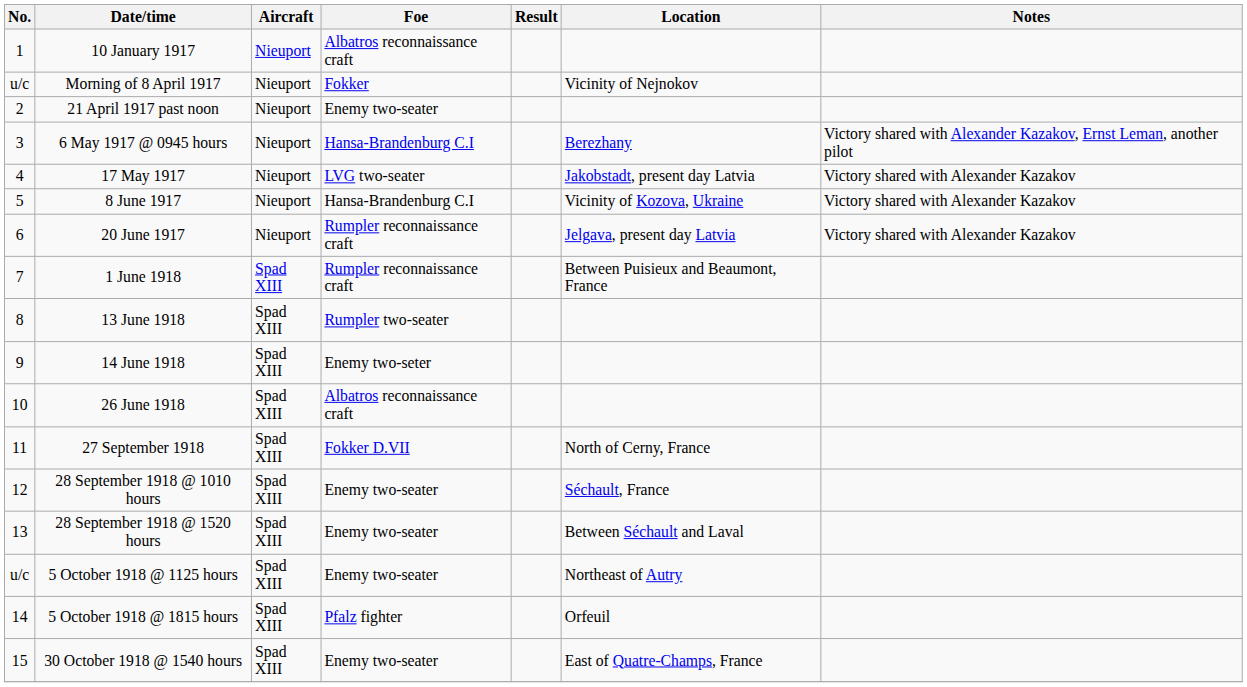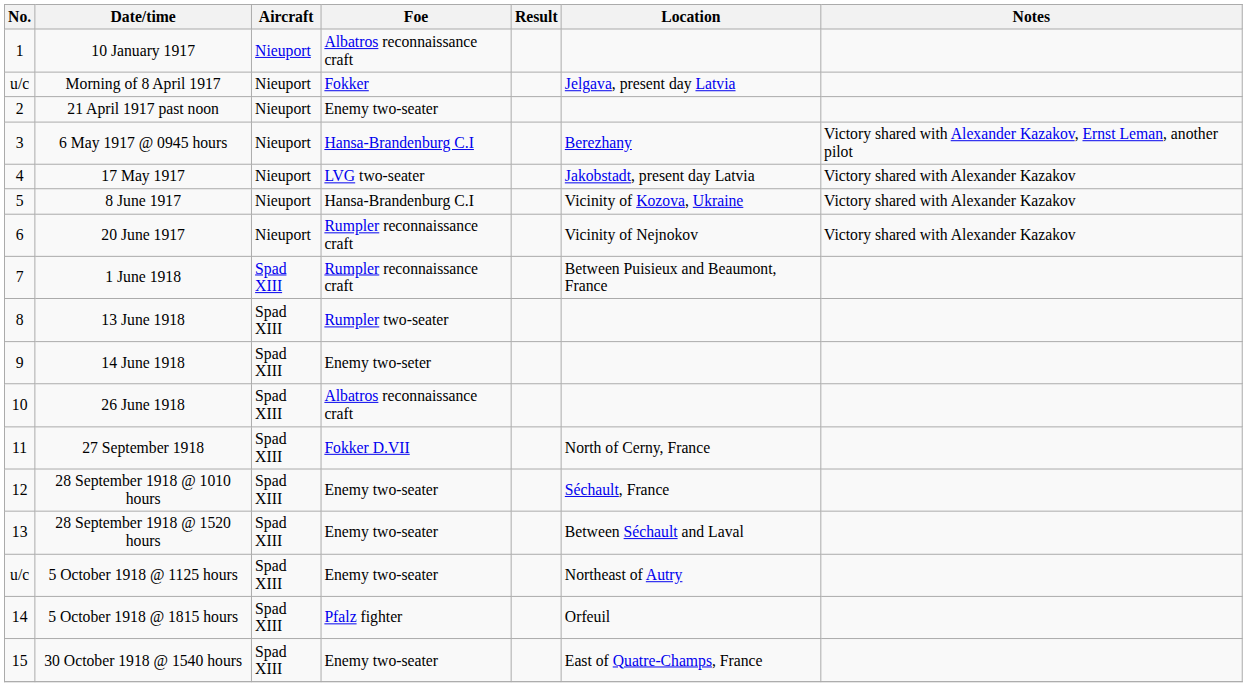(631, 84) Vicinity of Nejnokov -> (650, 84) Jelgava, present day Latvia
(650, 235) Jelgava, present day Latvia -> (631, 235) Vicinity of Nejnokov
